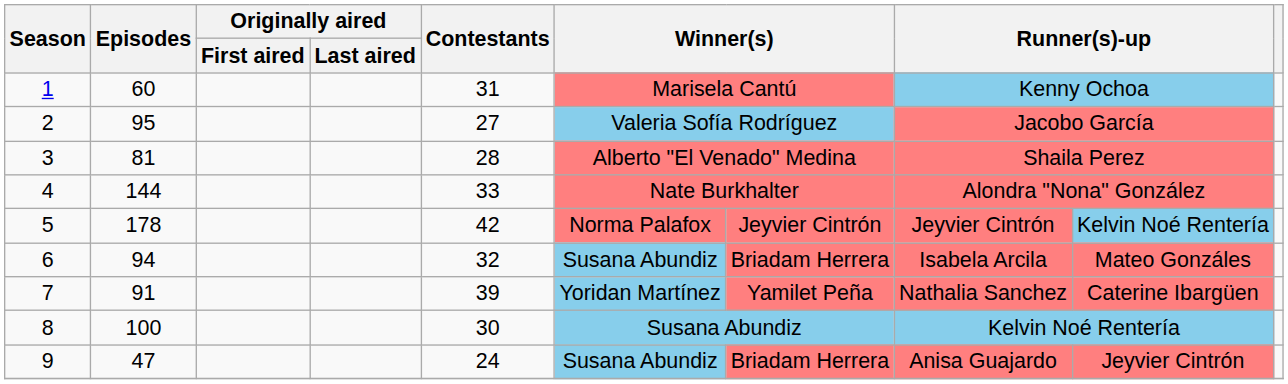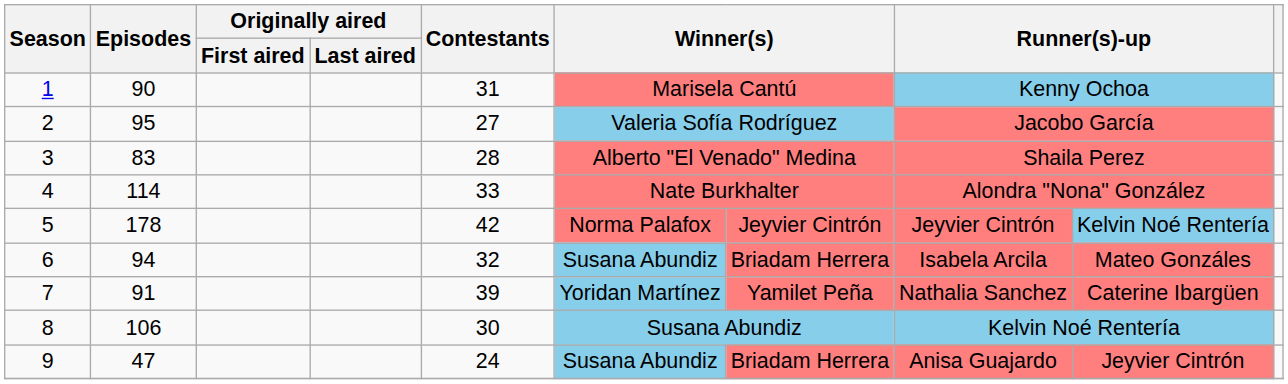(143, 89) 60 -> (143, 89) 90
(143, 157) 81 -> (143, 157) 83
(143, 191) 144 -> (143, 191) 114
(143, 327) 100 -> (143, 327) 106
